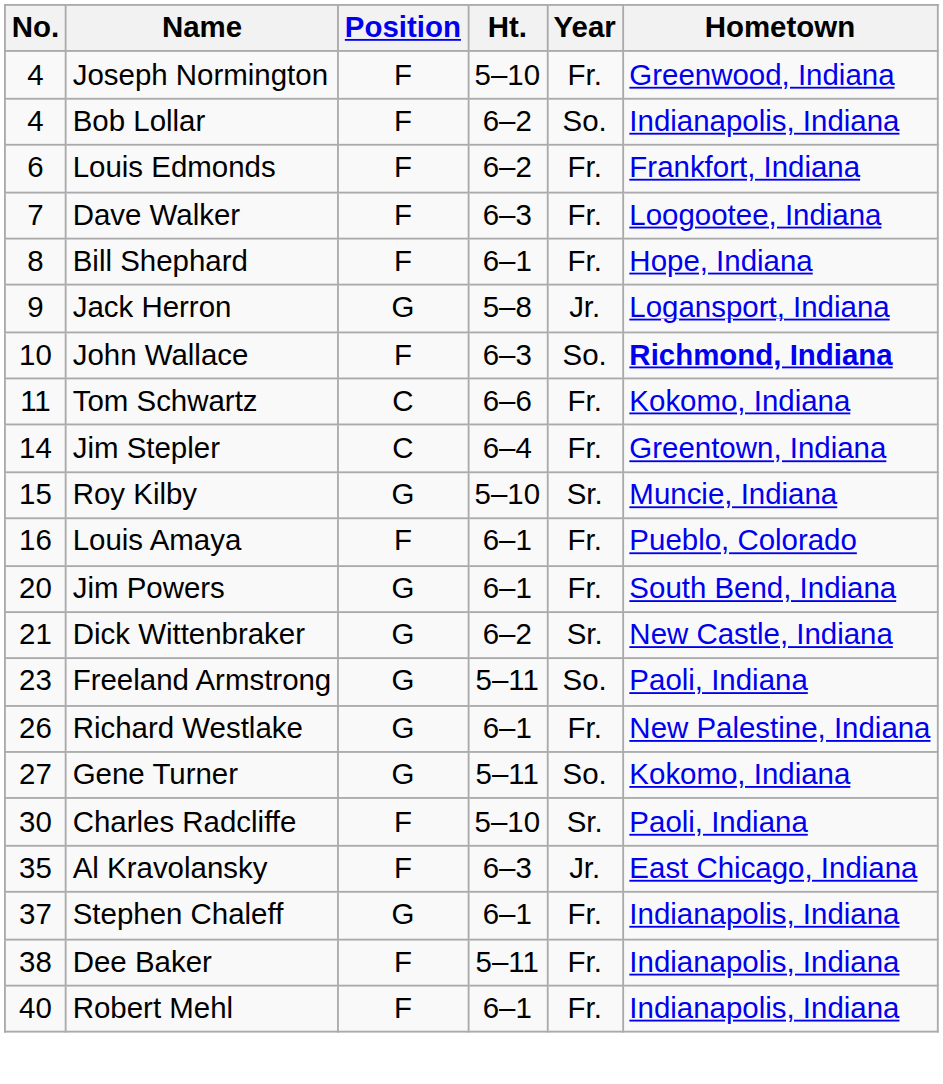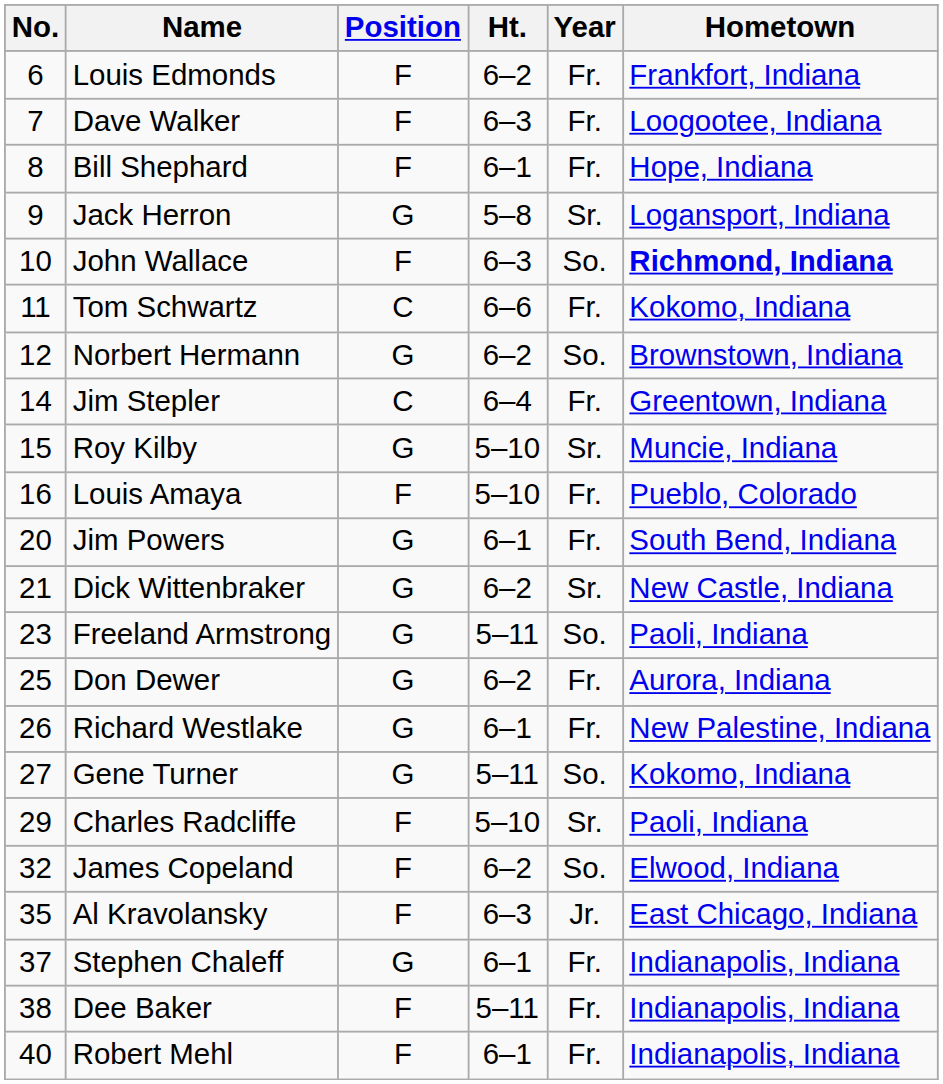- row: (200, 74)
- row: (139, 121)
(585, 307) Jr. -> (585, 214) Sr.
+ row: (186, 354)
(507, 541) 6–1 -> (507, 494) 5–10
+ row: (146, 681)
(35, 821) 30 -> (35, 821) 29
+ row: (183, 868)
